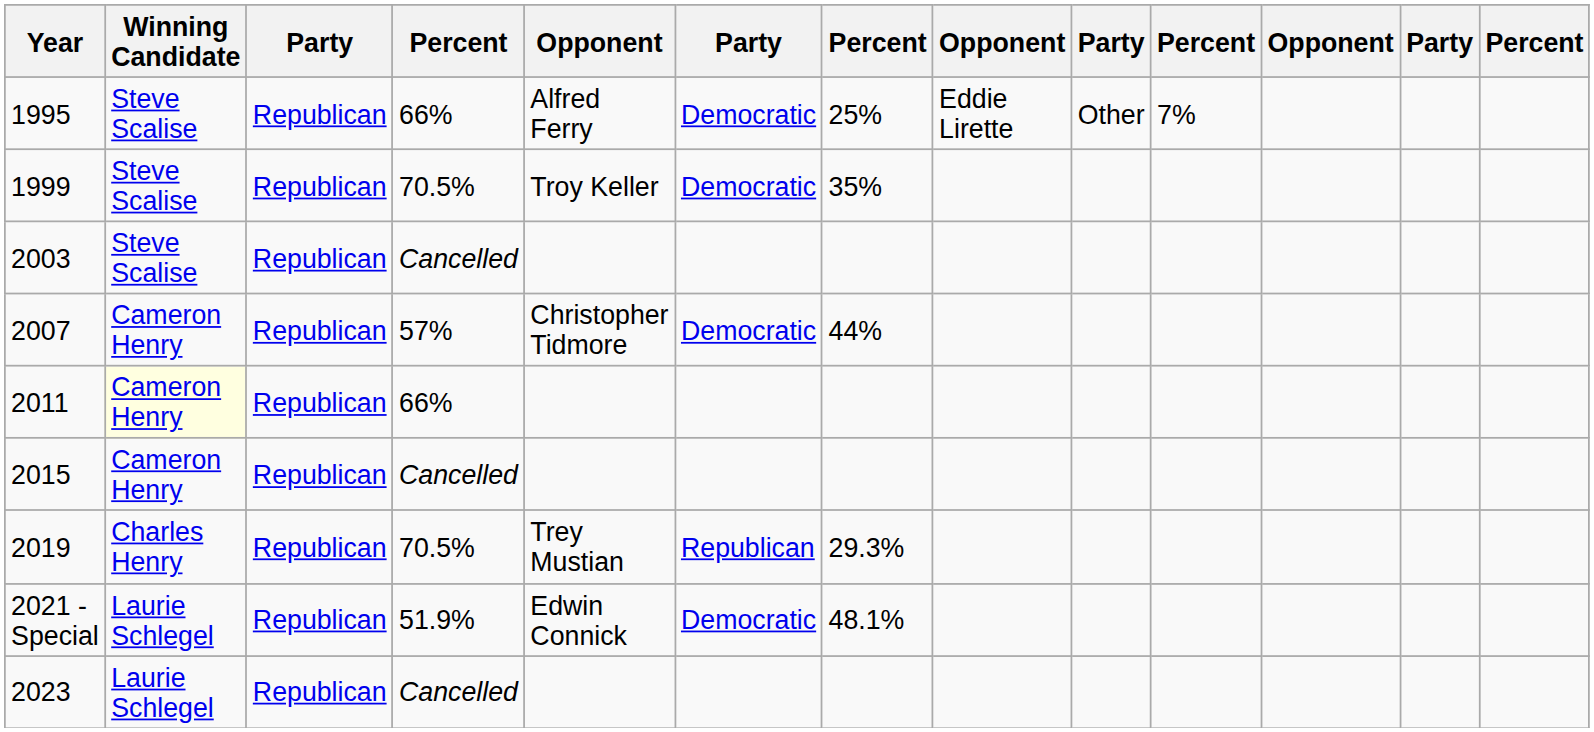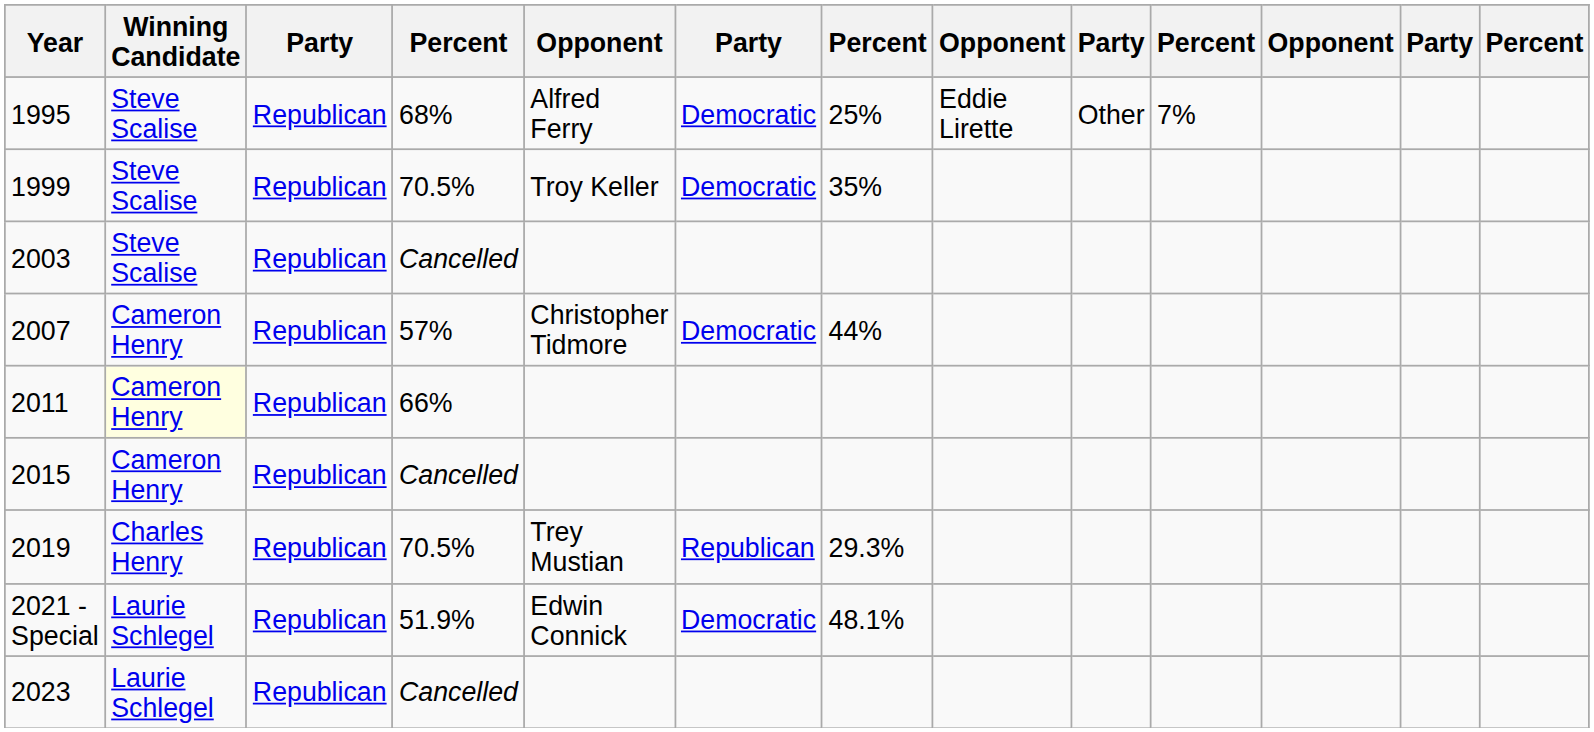(426, 113) 66% -> (426, 113) 68%
